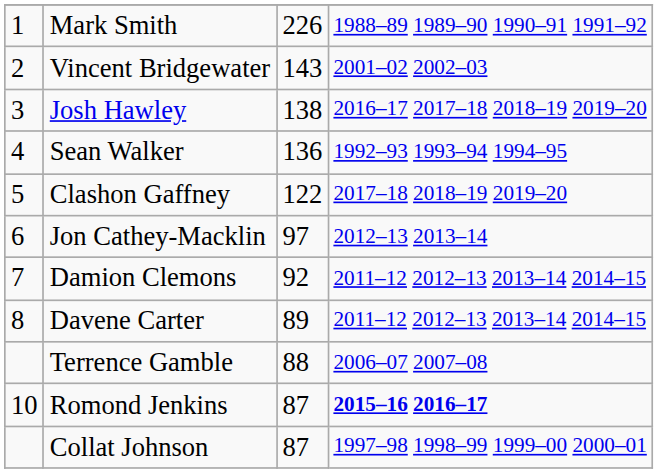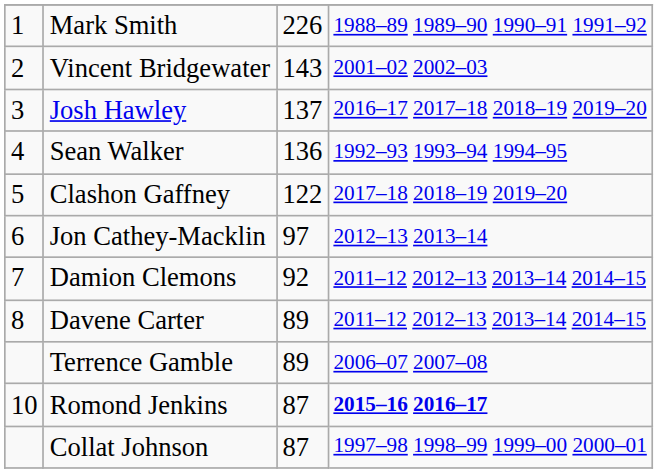(302, 109) 138 -> (302, 109) 137
(296, 362) 88 -> (296, 362) 89
